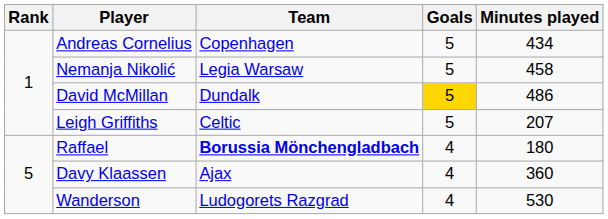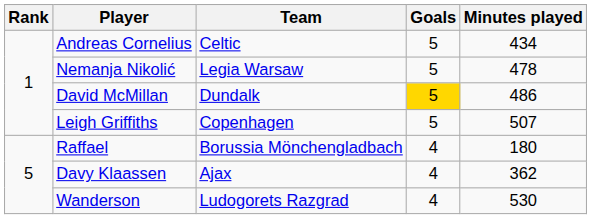(247, 43) Copenhagen -> (220, 43) Celtic
(540, 69) 458 -> (523, 69) 478
(220, 122) Celtic -> (247, 122) Copenhagen
(540, 122) 207 -> (523, 122) 507
(309, 148) bold -> (301, 148) normal
(540, 174) 360 -> (523, 174) 362
